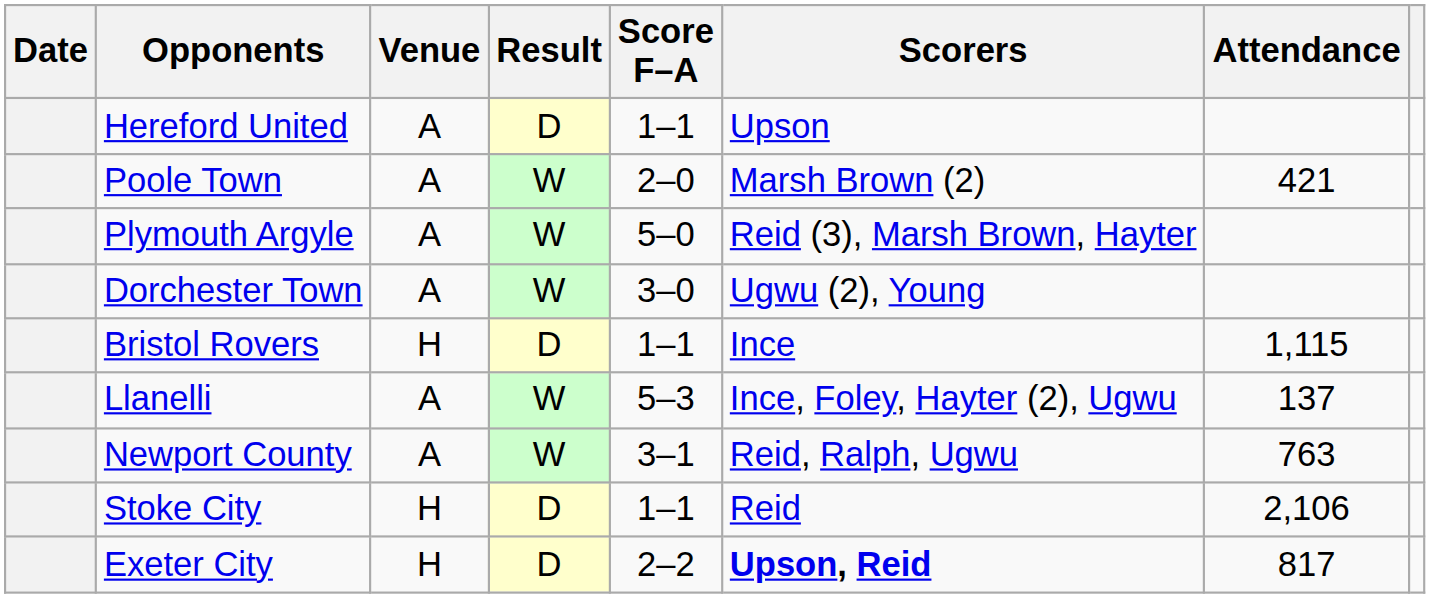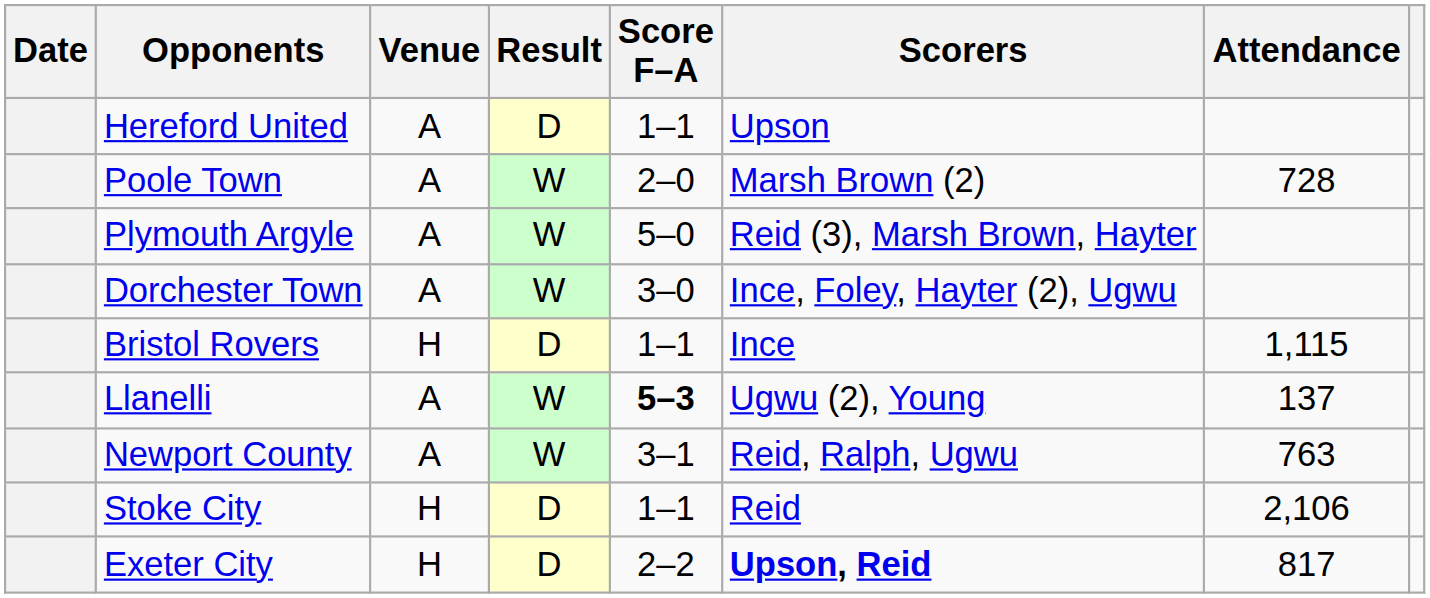(1307, 180) 421 -> (1307, 180) 728
(858, 290) Ugwu (2), Young -> (953, 290) Ince, Foley, Hayter (2), Ugwu
(666, 399) normal -> (666, 399) bold
(953, 399) Ince, Foley, Hayter (2), Ugwu -> (858, 399) Ugwu (2), Young
